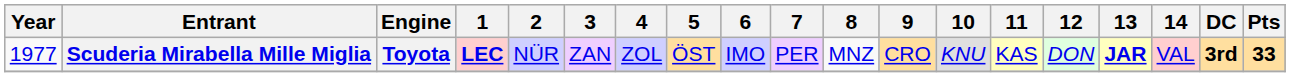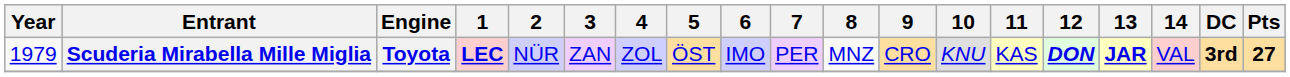(33, 54) 1977 -> (33, 54) 1979
(1071, 54) normal -> (1071, 54) bold
(1264, 54) 33 -> (1264, 54) 27
